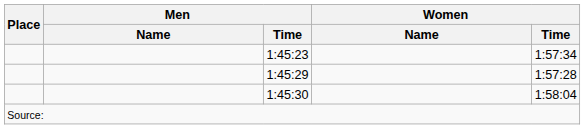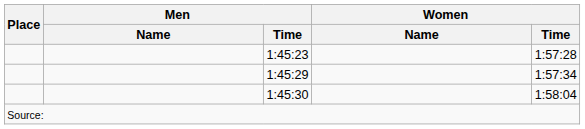(556, 55) 1:57:34 -> (556, 55) 1:57:28
(556, 75) 1:57:28 -> (556, 75) 1:57:34
